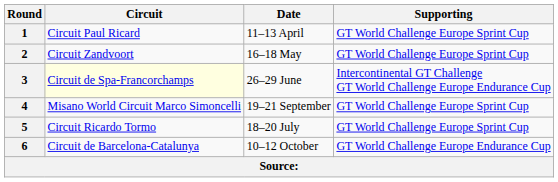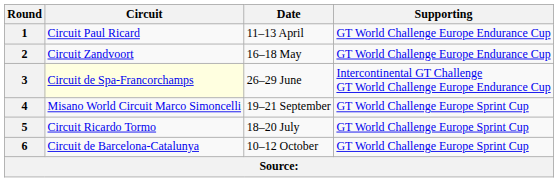(433, 33) GT World Challenge Europe Sprint Cup -> (444, 33) GT World Challenge Europe Endurance Cup
(433, 53) GT World Challenge Europe Sprint Cup -> (444, 53) GT World Challenge Europe Endurance Cup
(444, 146) GT World Challenge Europe Endurance Cup -> (433, 146) GT World Challenge Europe Sprint Cup
